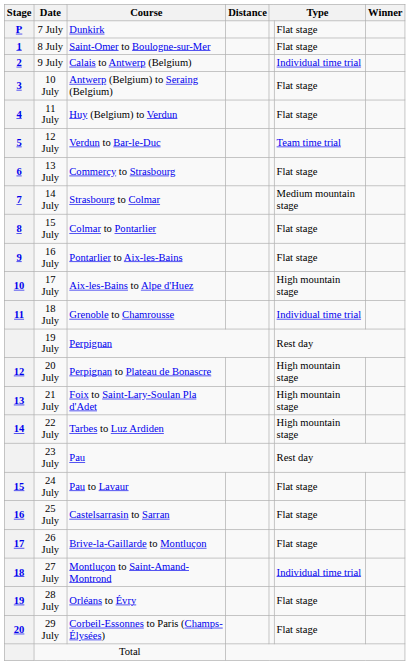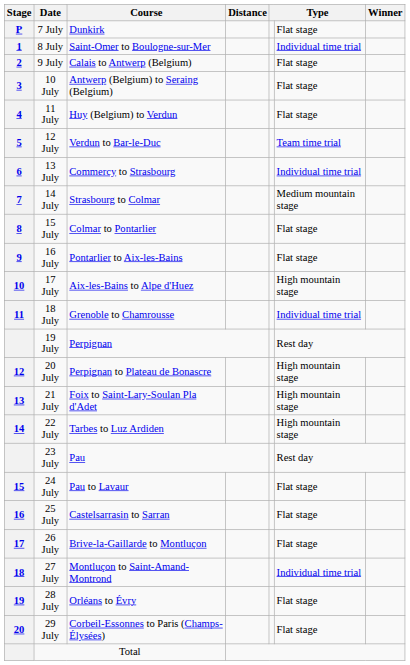(297, 46) Flat stage -> (319, 46) Individual time trial
(319, 63) Individual time trial -> (297, 63) Flat stage
(297, 171) Flat stage -> (319, 171) Individual time trial
